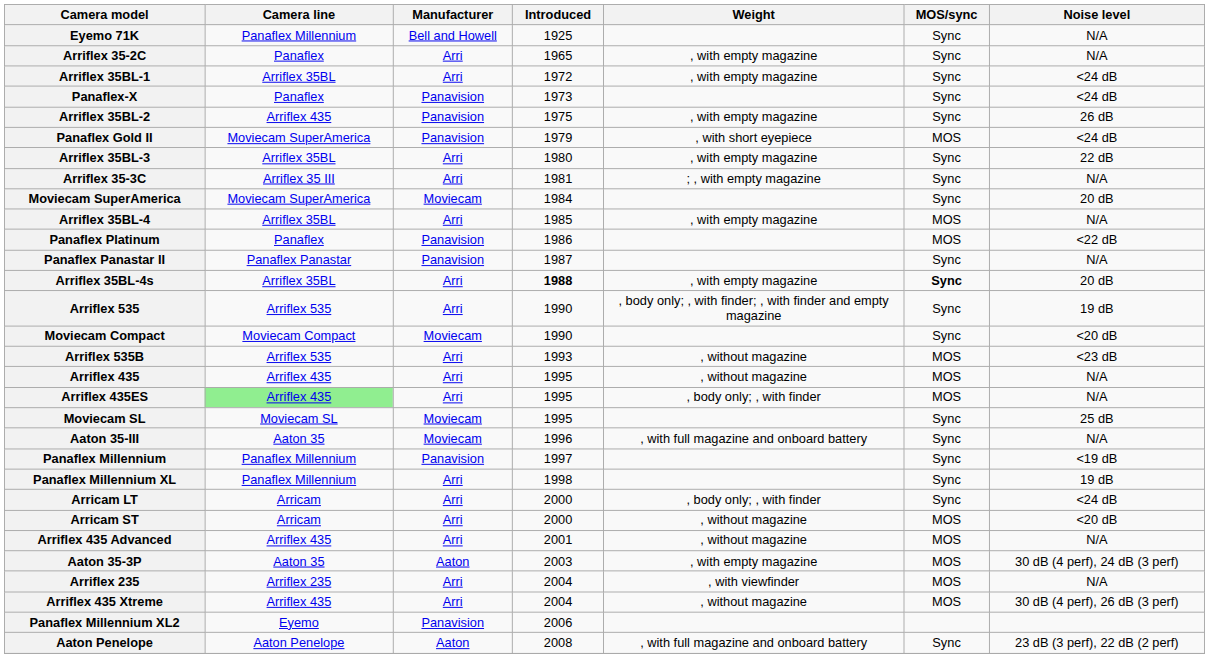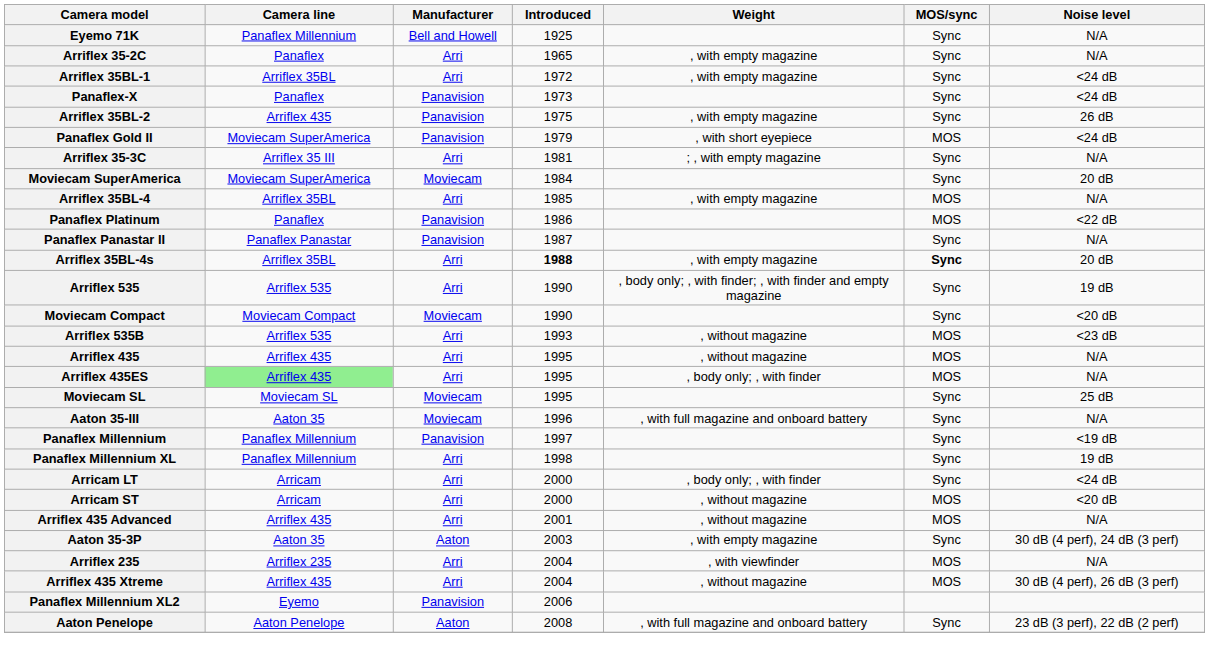- row: (105, 158)
(947, 561) MOS -> (947, 541) Sync
